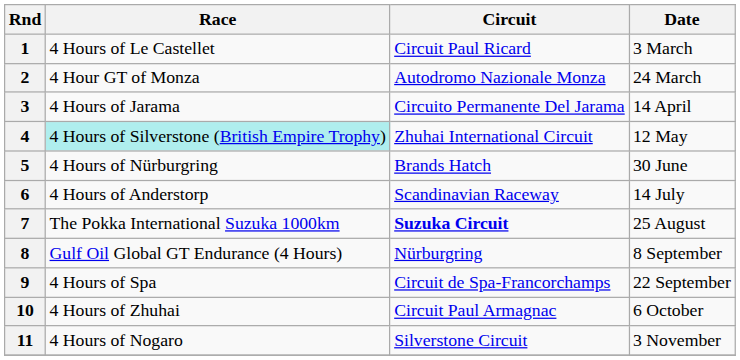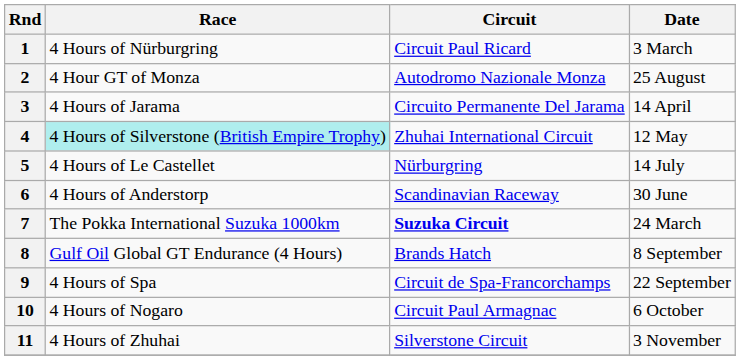(132, 48) 4 Hours of Le Castellet -> (134, 48) 4 Hours of Nürburgring
(667, 77) 24 March -> (669, 77) 25 August
(134, 165) 4 Hours of Nürburgring -> (132, 165) 4 Hours of Le Castellet
(443, 165) Brands Hatch -> (438, 165) Nürburgring
(660, 165) 30 June -> (659, 165) 14 July
(659, 194) 14 July -> (660, 194) 30 June
(669, 223) 25 August -> (667, 223) 24 March
(438, 253) Nürburgring -> (443, 253) Brands Hatch
(115, 311) 4 Hours of Zhuhai -> (116, 311) 4 Hours of Nogaro
(116, 340) 4 Hours of Nogaro -> (115, 340) 4 Hours of Zhuhai
